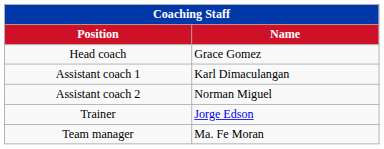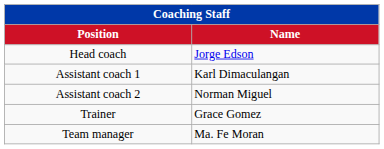(228, 54) Grace Gomez -> (224, 54) Jorge Edson
(224, 114) Jorge Edson -> (228, 114) Grace Gomez
